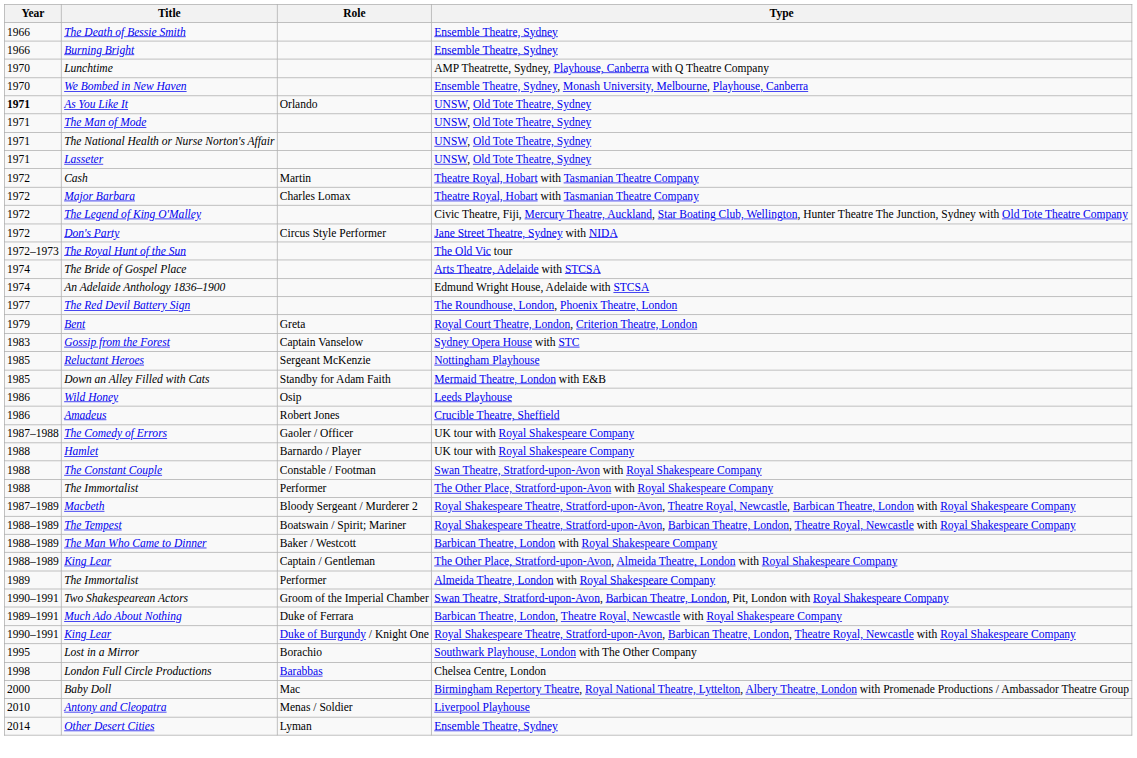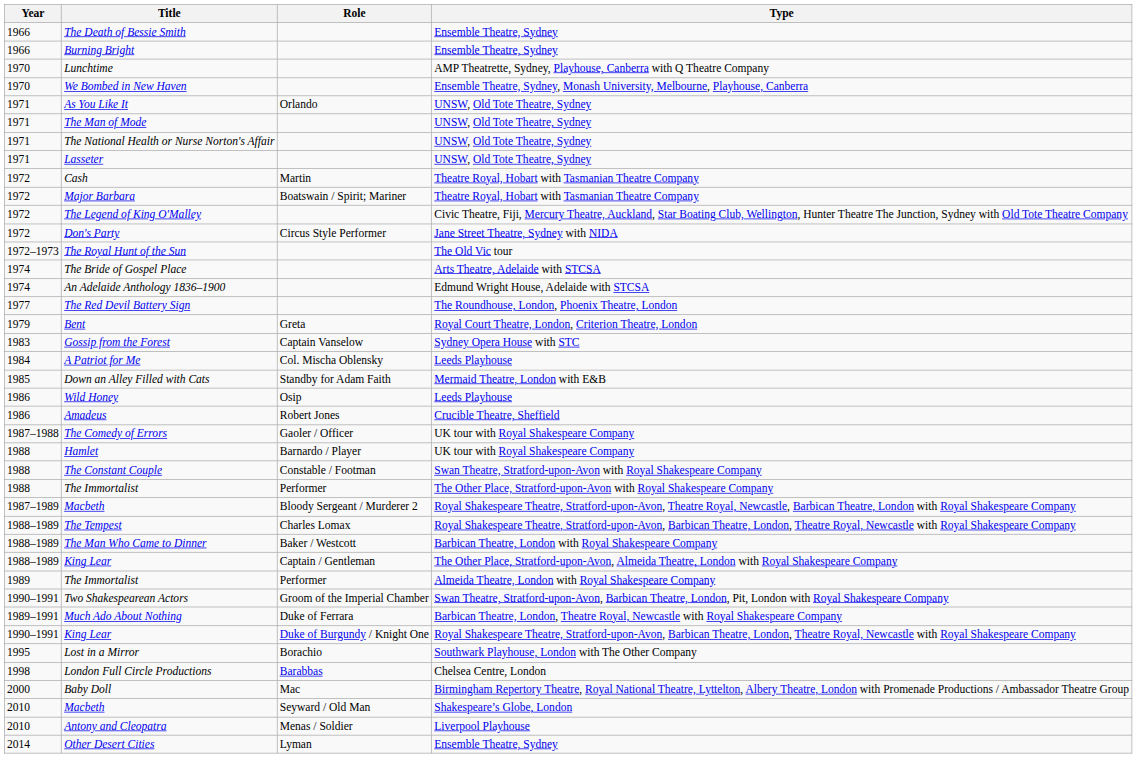(19, 104) bold -> (19, 104) normal
(315, 196) Charles Lomax -> (343, 196) Boatswain / Spirit; Mariner
+ row: (102, 360)
- row: (104, 360)
(343, 525) Boatswain / Spirit; Mariner -> (315, 525) Charles Lomax
+ row: (84, 707)
